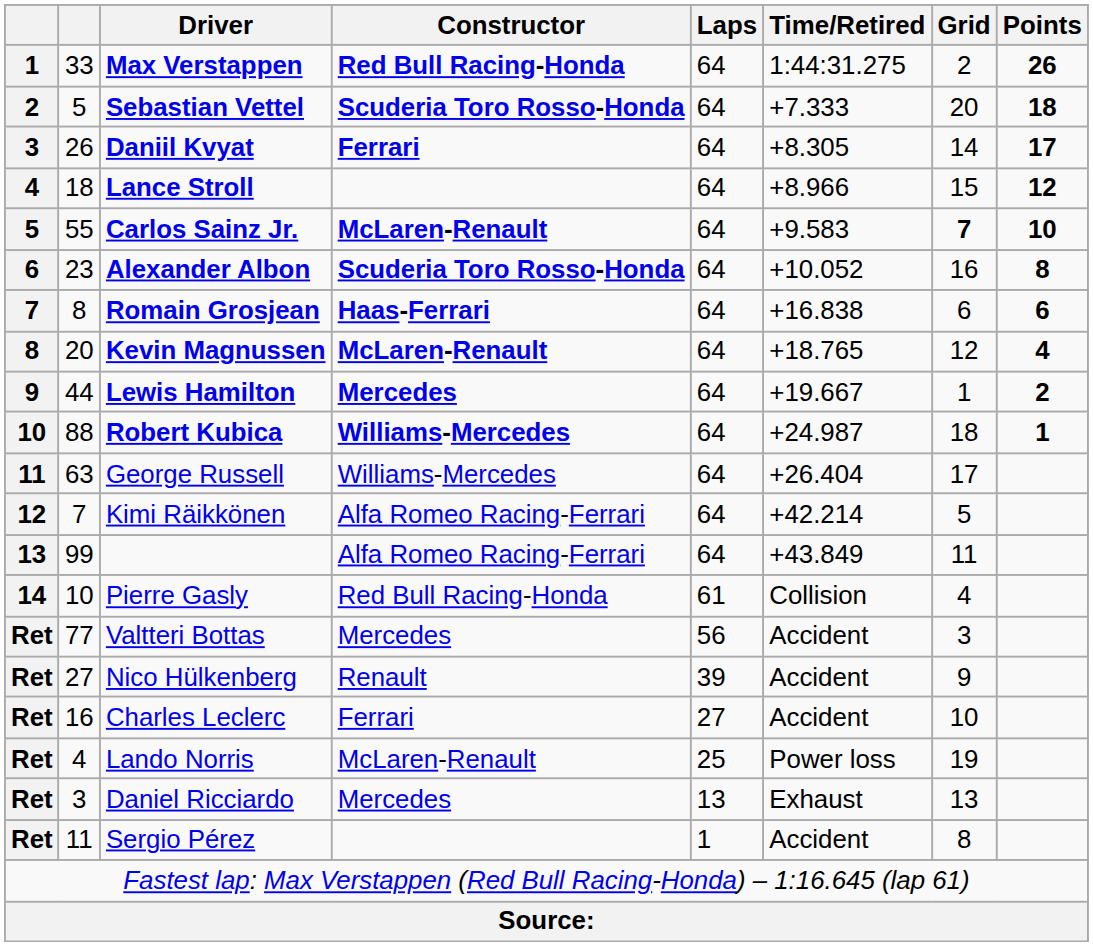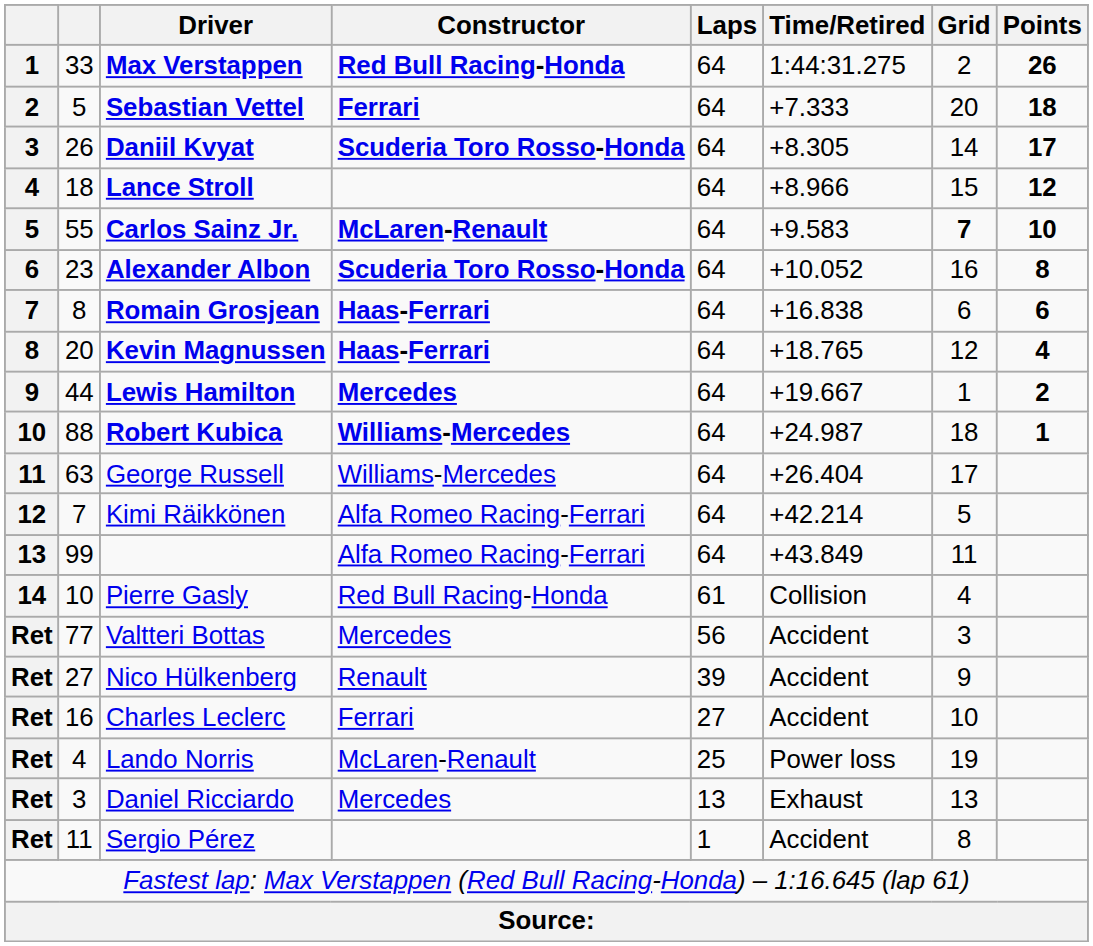(511, 106) Scuderia Toro Rosso-Honda -> (379, 106) Ferrari
(379, 147) Ferrari -> (511, 147) Scuderia Toro Rosso-Honda
(442, 351) McLaren-Renault -> (414, 351) Haas-Ferrari
